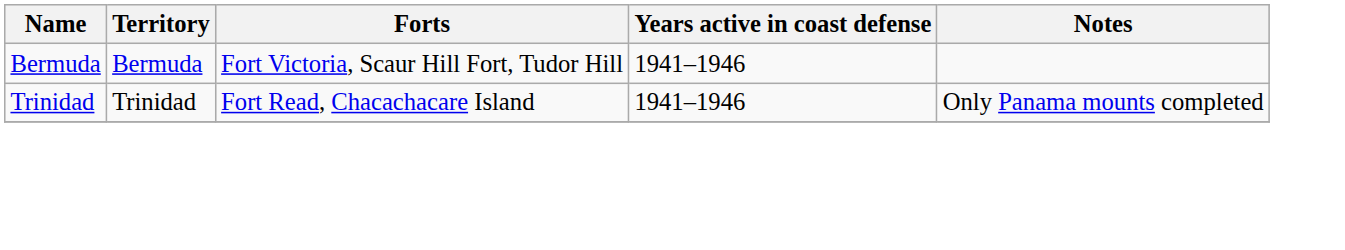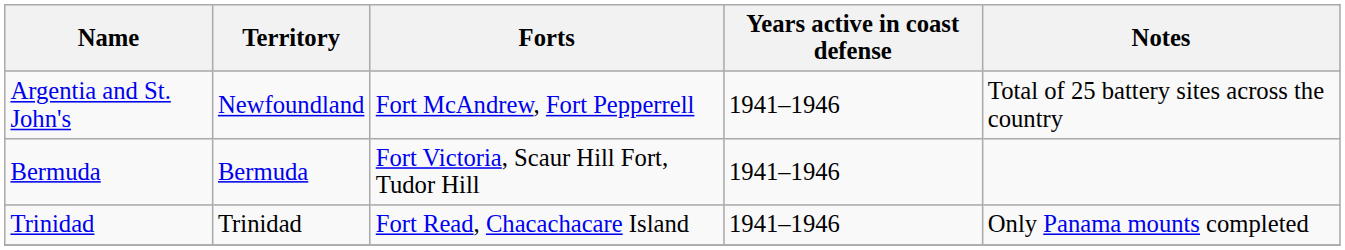+ row: (91, 104)
